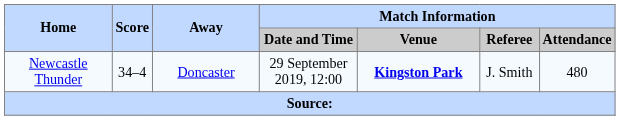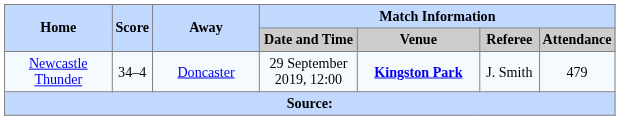(577, 71) 480 -> (577, 71) 479
